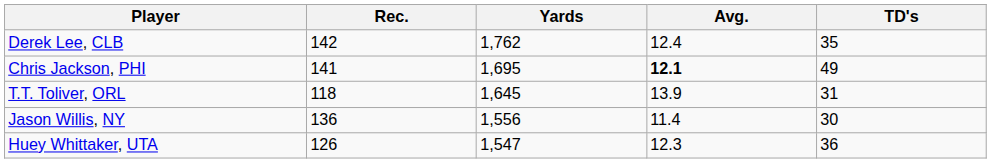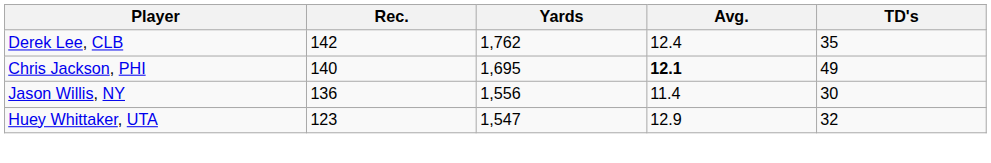(324, 68) 141 -> (324, 68) 140
- row: (67, 94)
(324, 145) 126 -> (324, 119) 123
(666, 145) 12.3 -> (666, 119) 12.9
(829, 145) 36 -> (829, 119) 32
